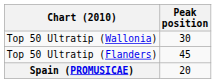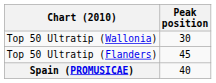(185, 70) 20 -> (185, 70) 40
